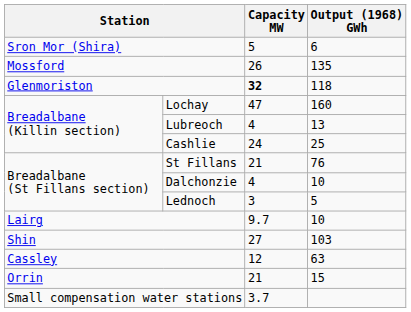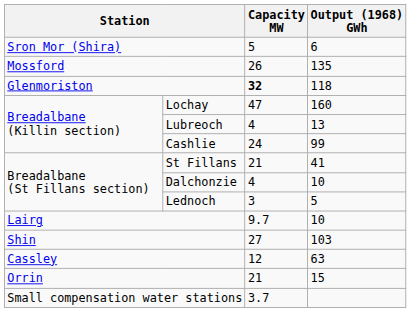(318, 143) 25 -> (318, 143) 99
(318, 163) 76 -> (318, 163) 41
